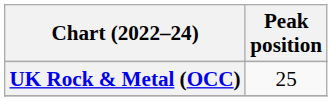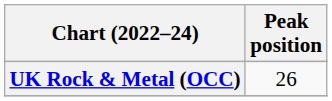(286, 78) 25 -> (286, 78) 26
